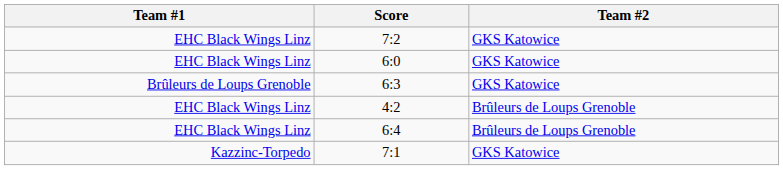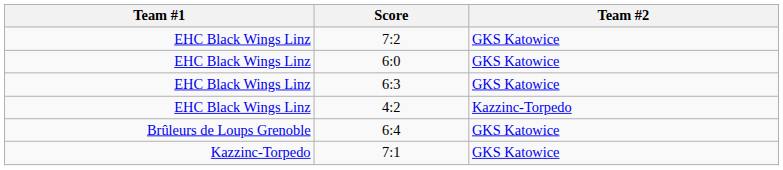(229, 84) Brûleurs de Loups Grenoble -> (242, 84) EHC Black Wings Linz
(554, 107) Brûleurs de Loups Grenoble -> (522, 107) Kazzinc-Torpedo
(242, 130) EHC Black Wings Linz -> (229, 130) Brûleurs de Loups Grenoble
(554, 130) Brûleurs de Loups Grenoble -> (516, 130) GKS Katowice
